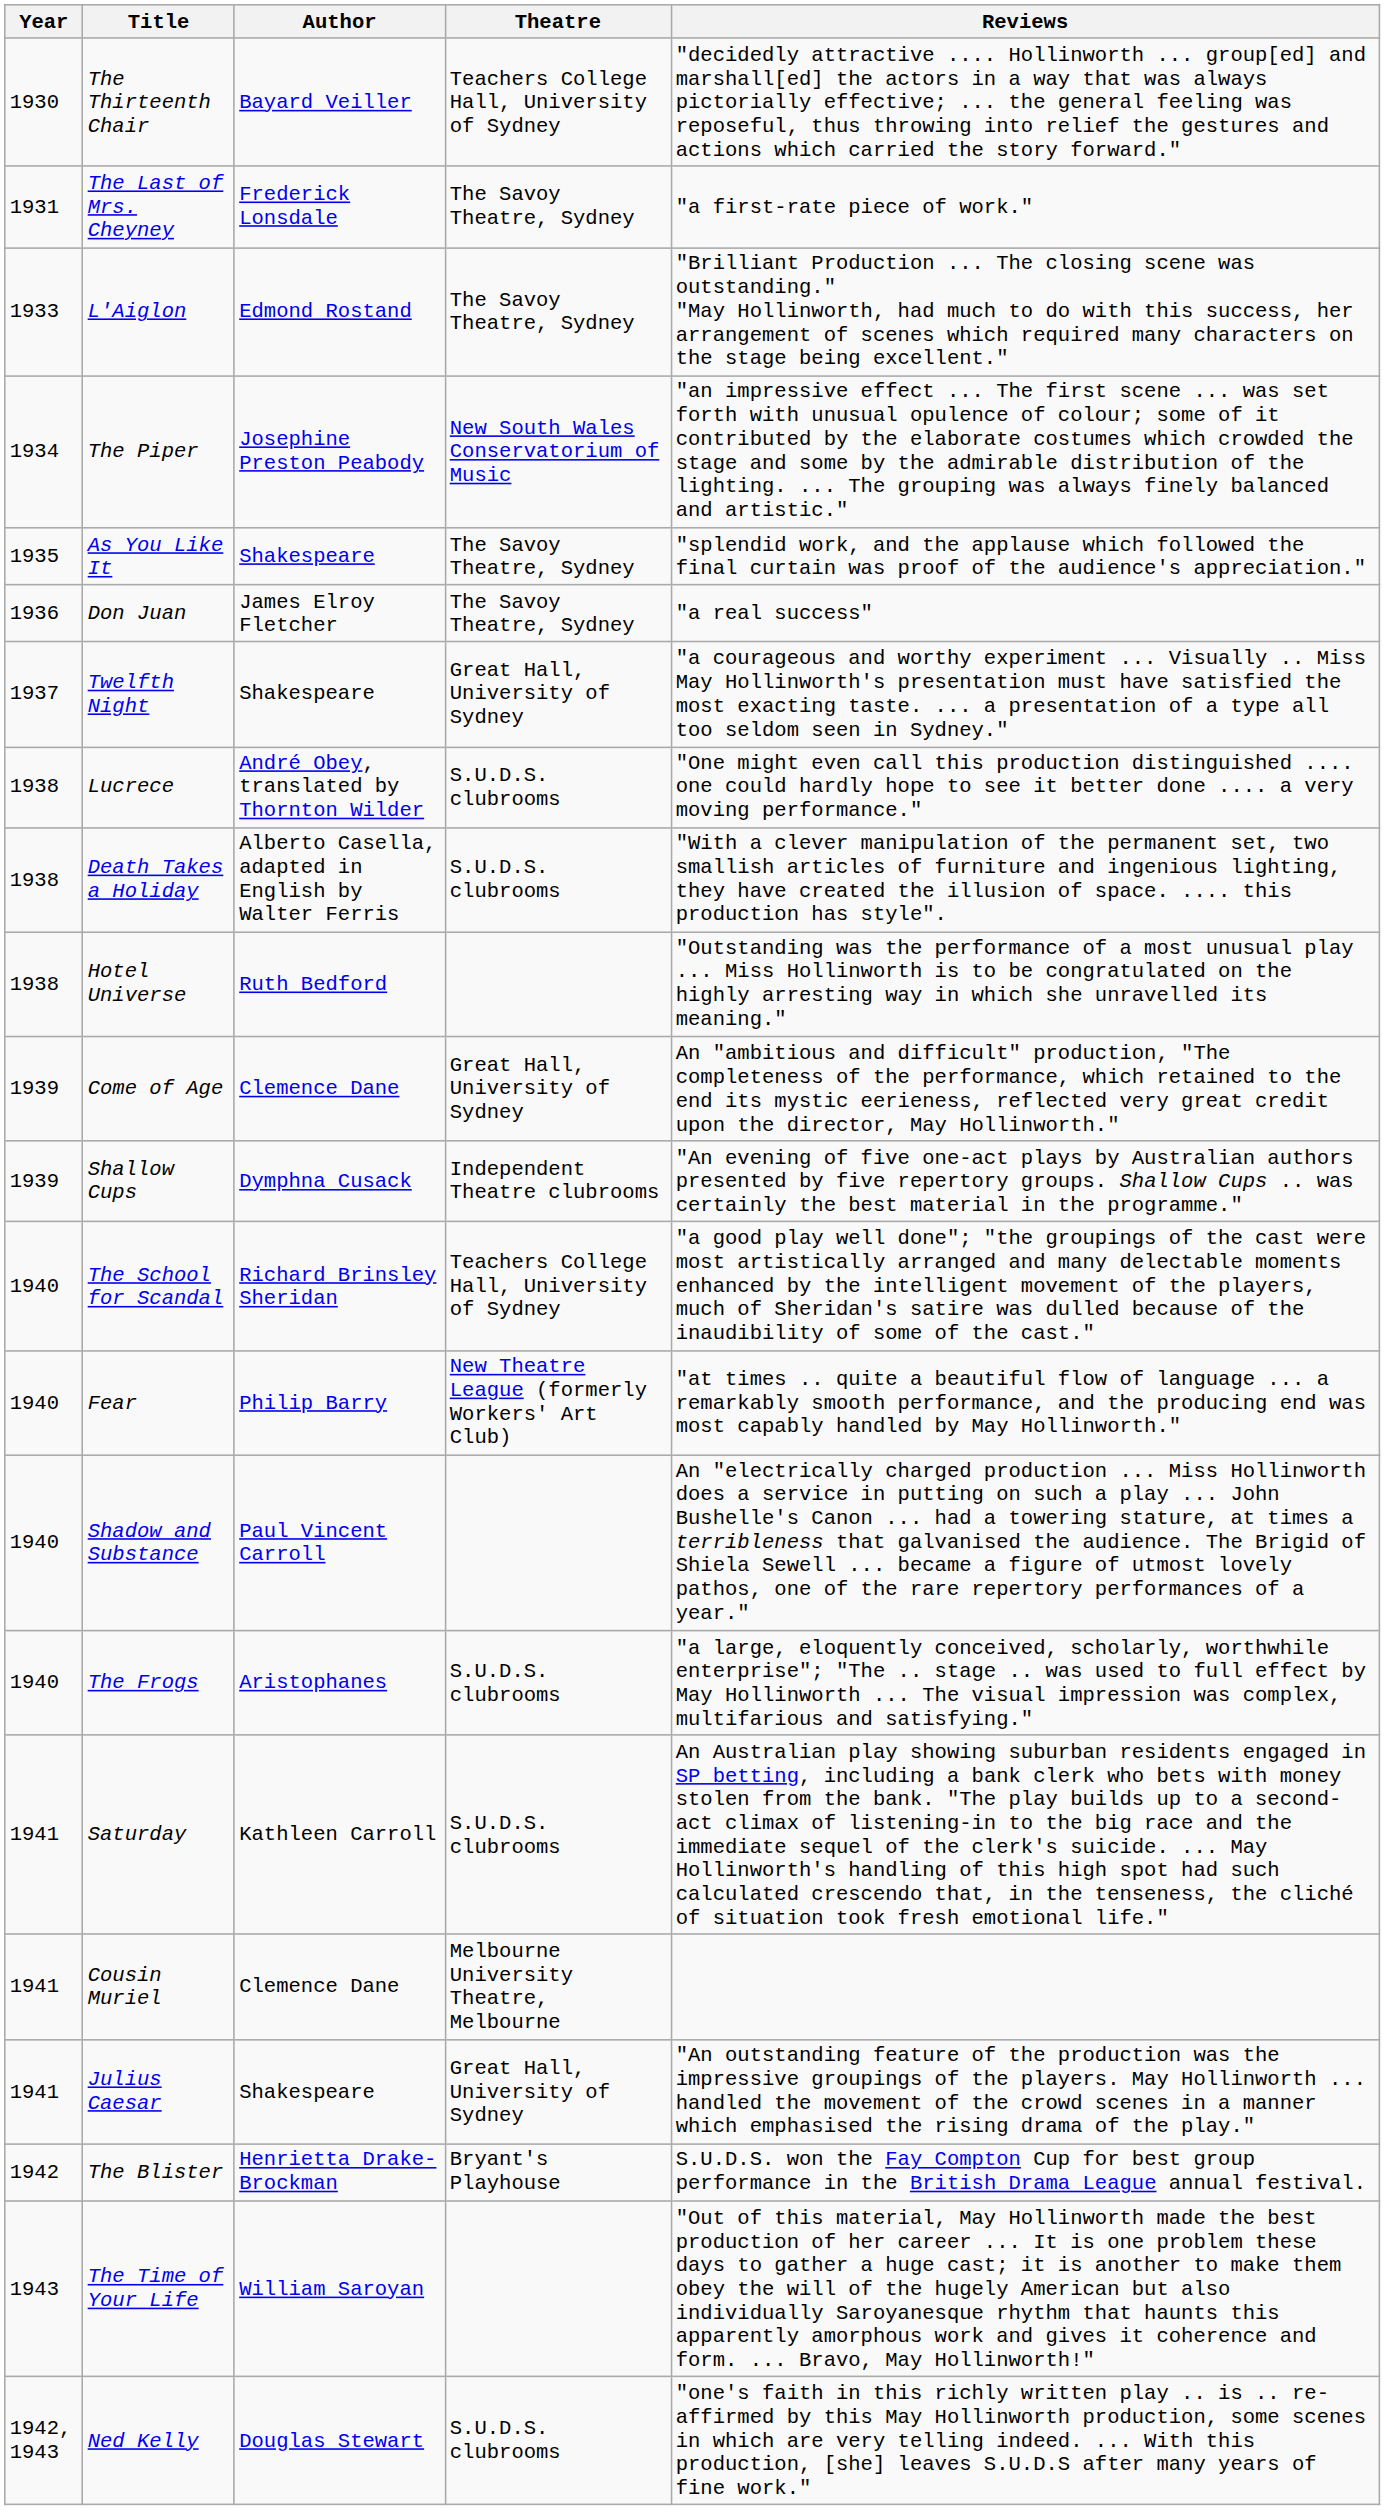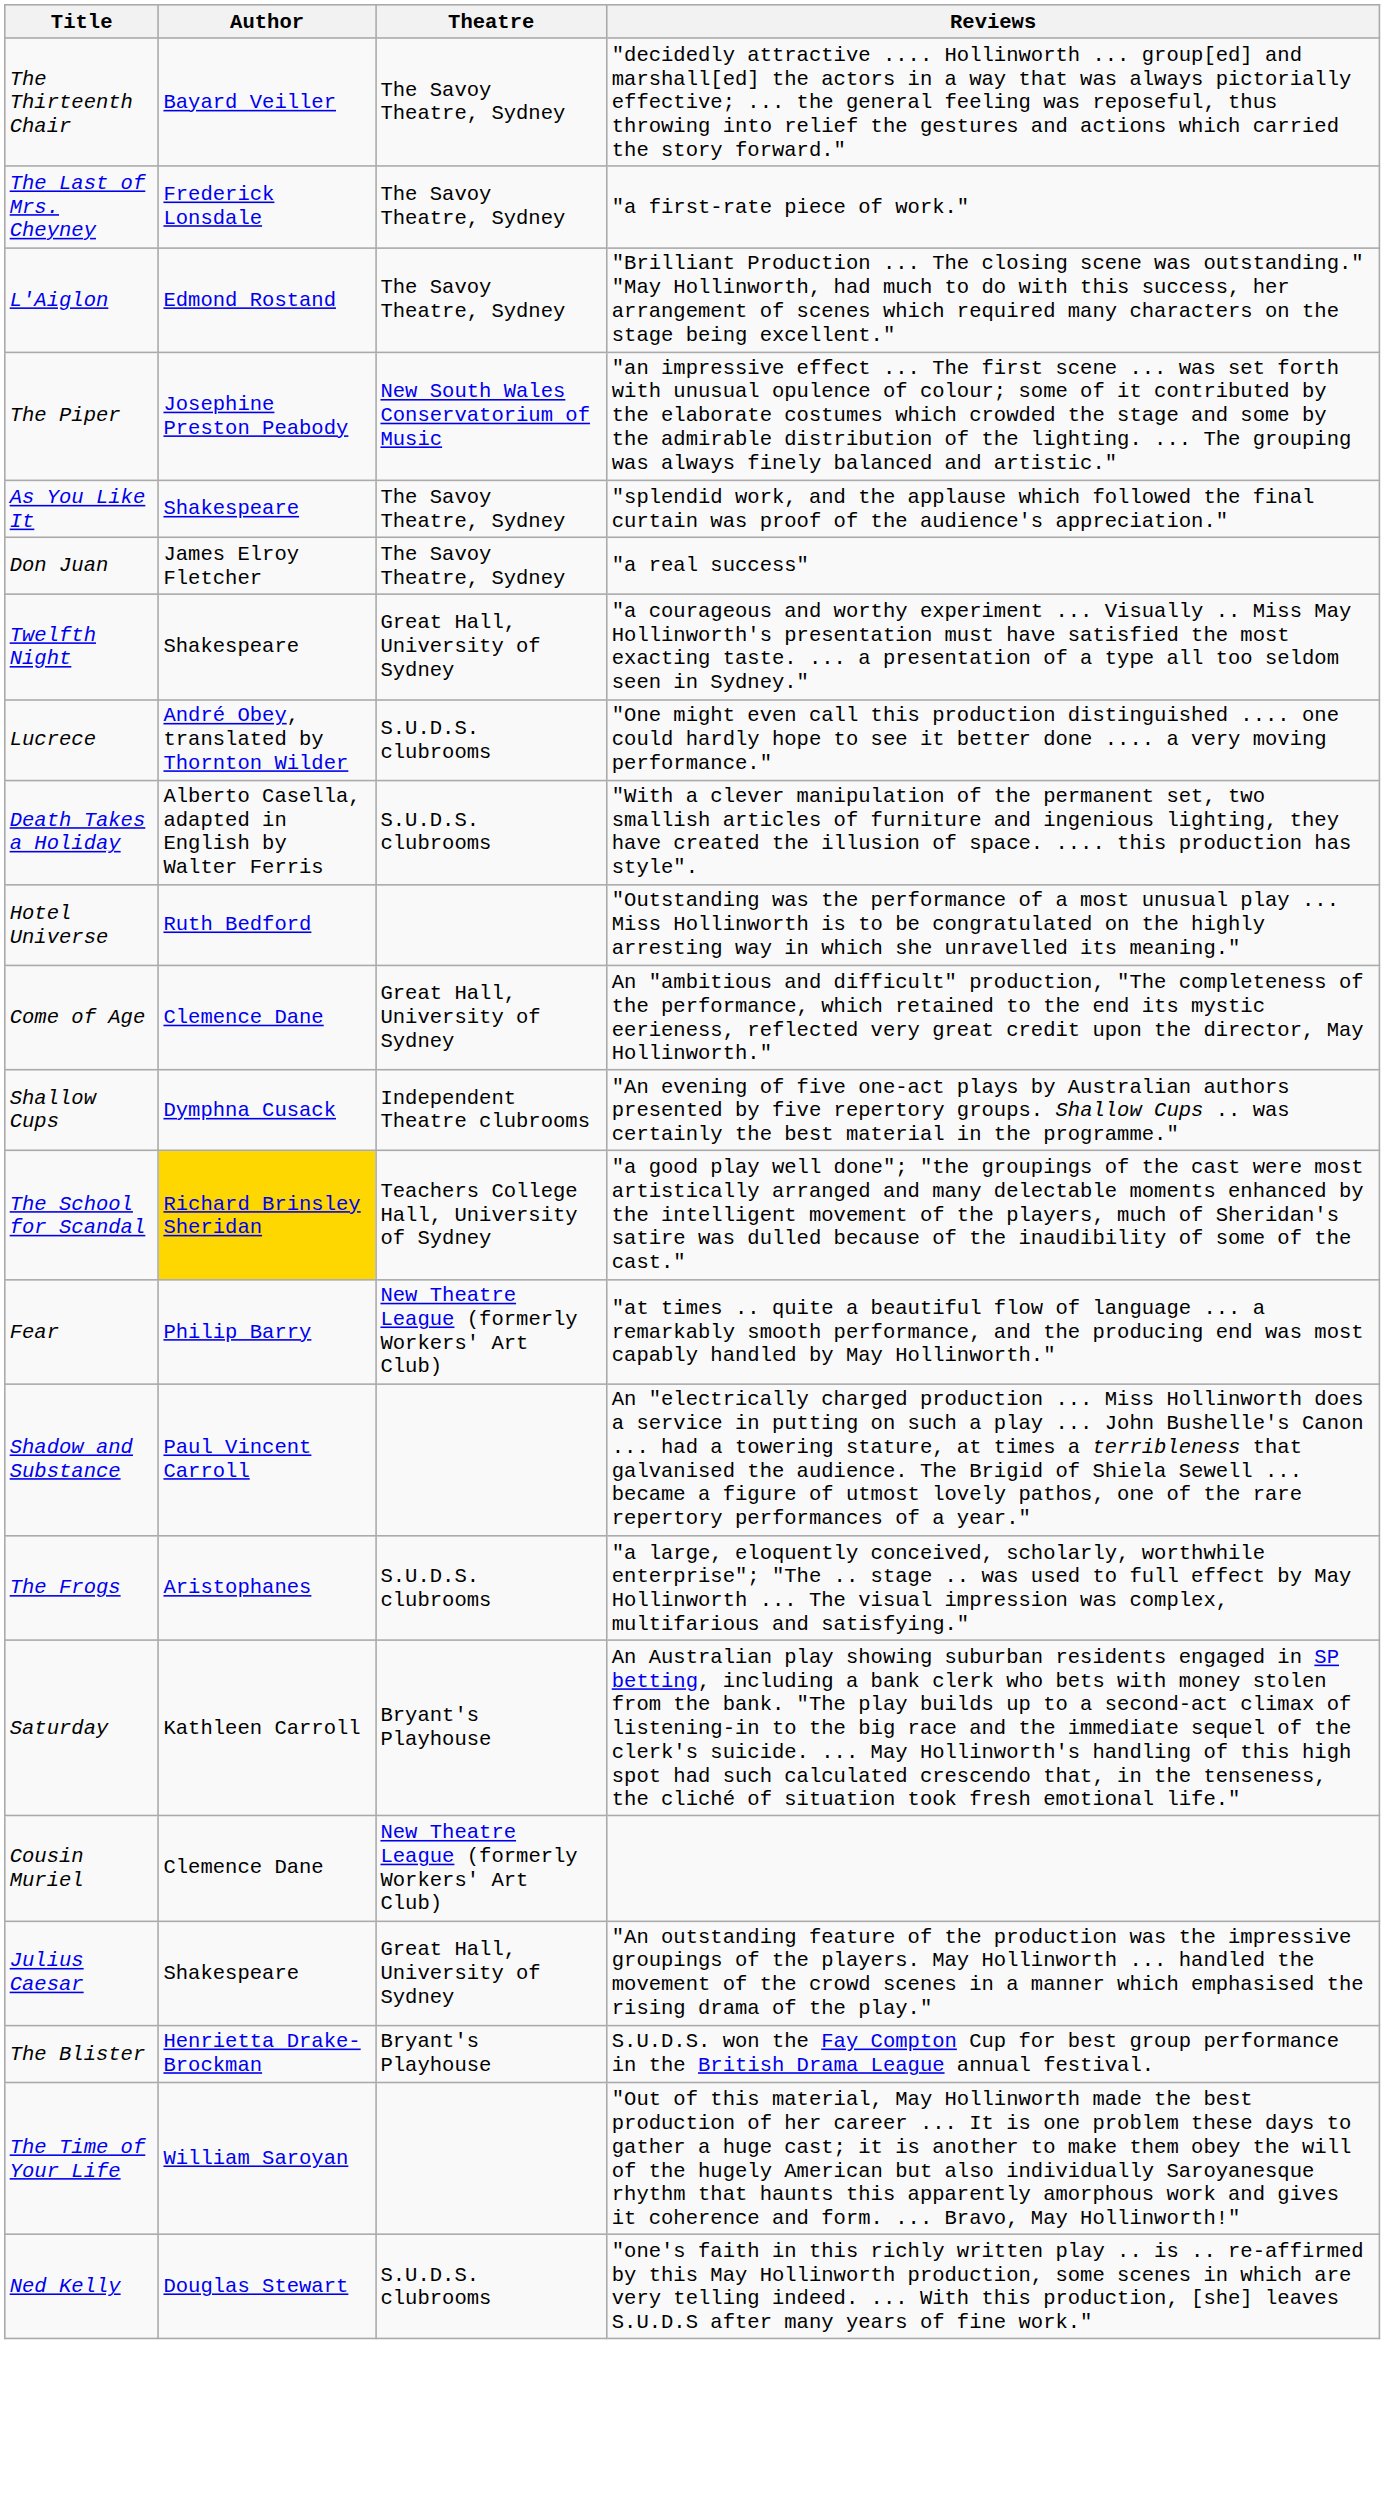- column: (44, 22)
(548, 102) Teachers College Hall, University of Sydney -> (473, 102) The Savoy Theatre, Sydney
(338, 1286) no background -> (262, 1215) gold background
(505, 1835) S.U.D.S. clubrooms -> (436, 1728) Bryant's Playhouse
(511, 1987) Melbourne University Theatre, Melbourne -> (479, 1868) New Theatre League (formerly Workers' Art Club)
